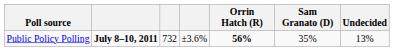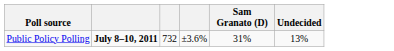- column: (242, 17)
(308, 38) 35% -> (242, 38) 31%
